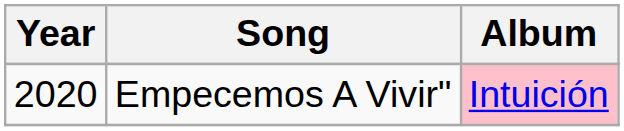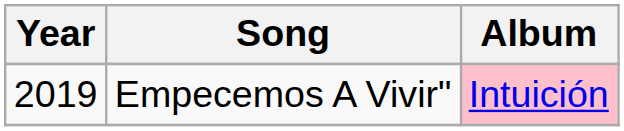(56, 93) 2020 -> (56, 93) 2019
